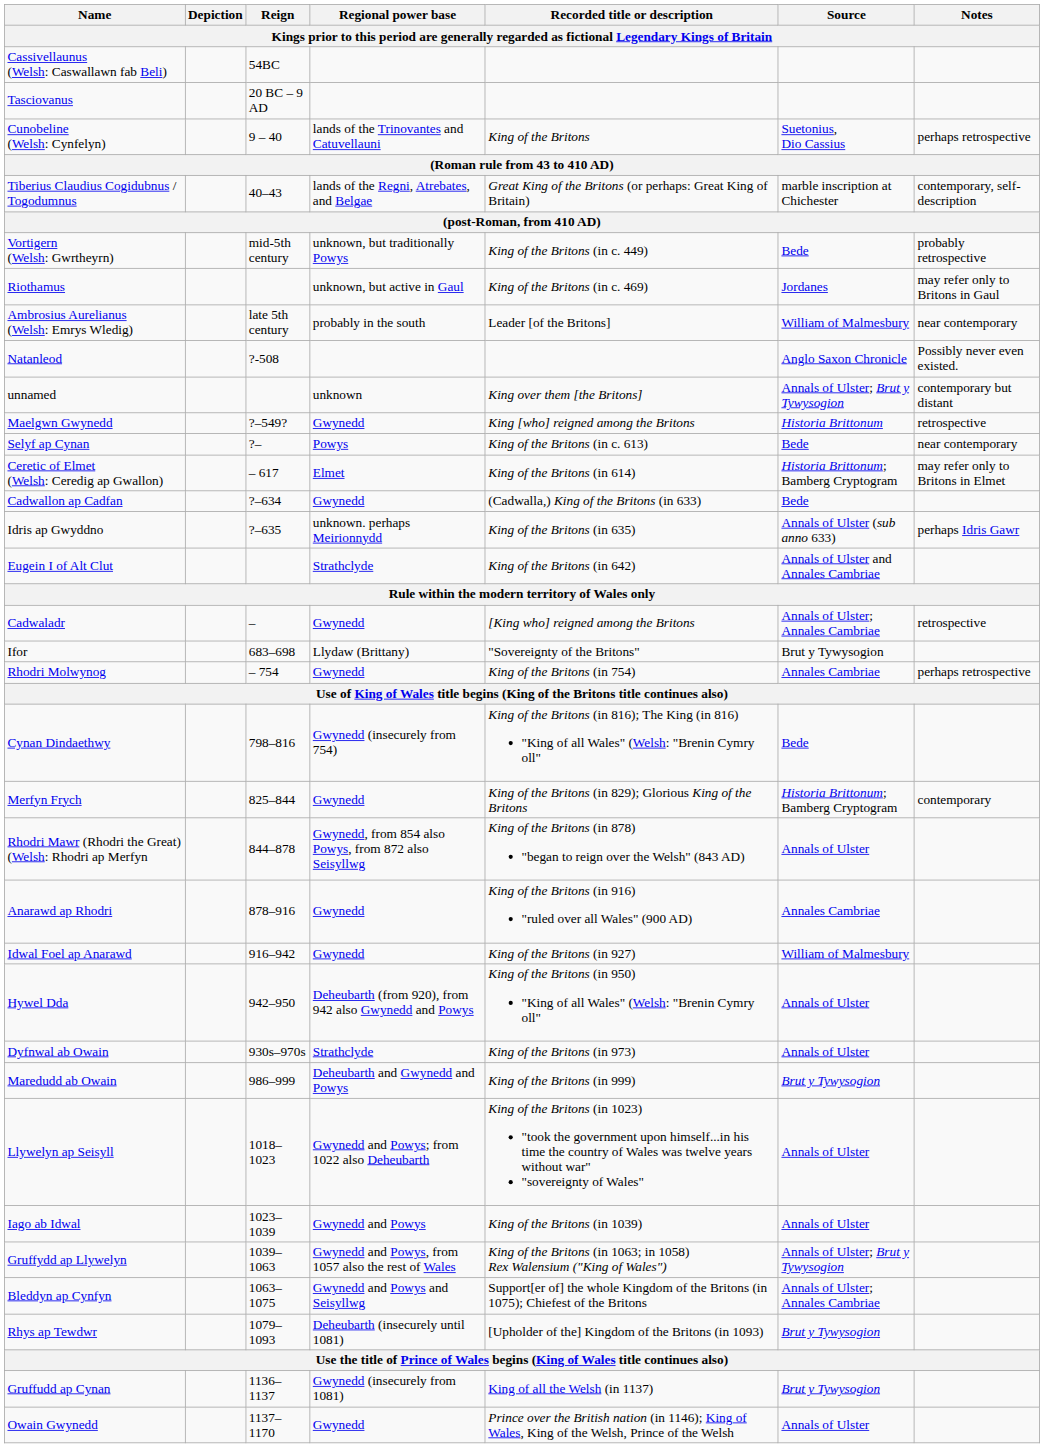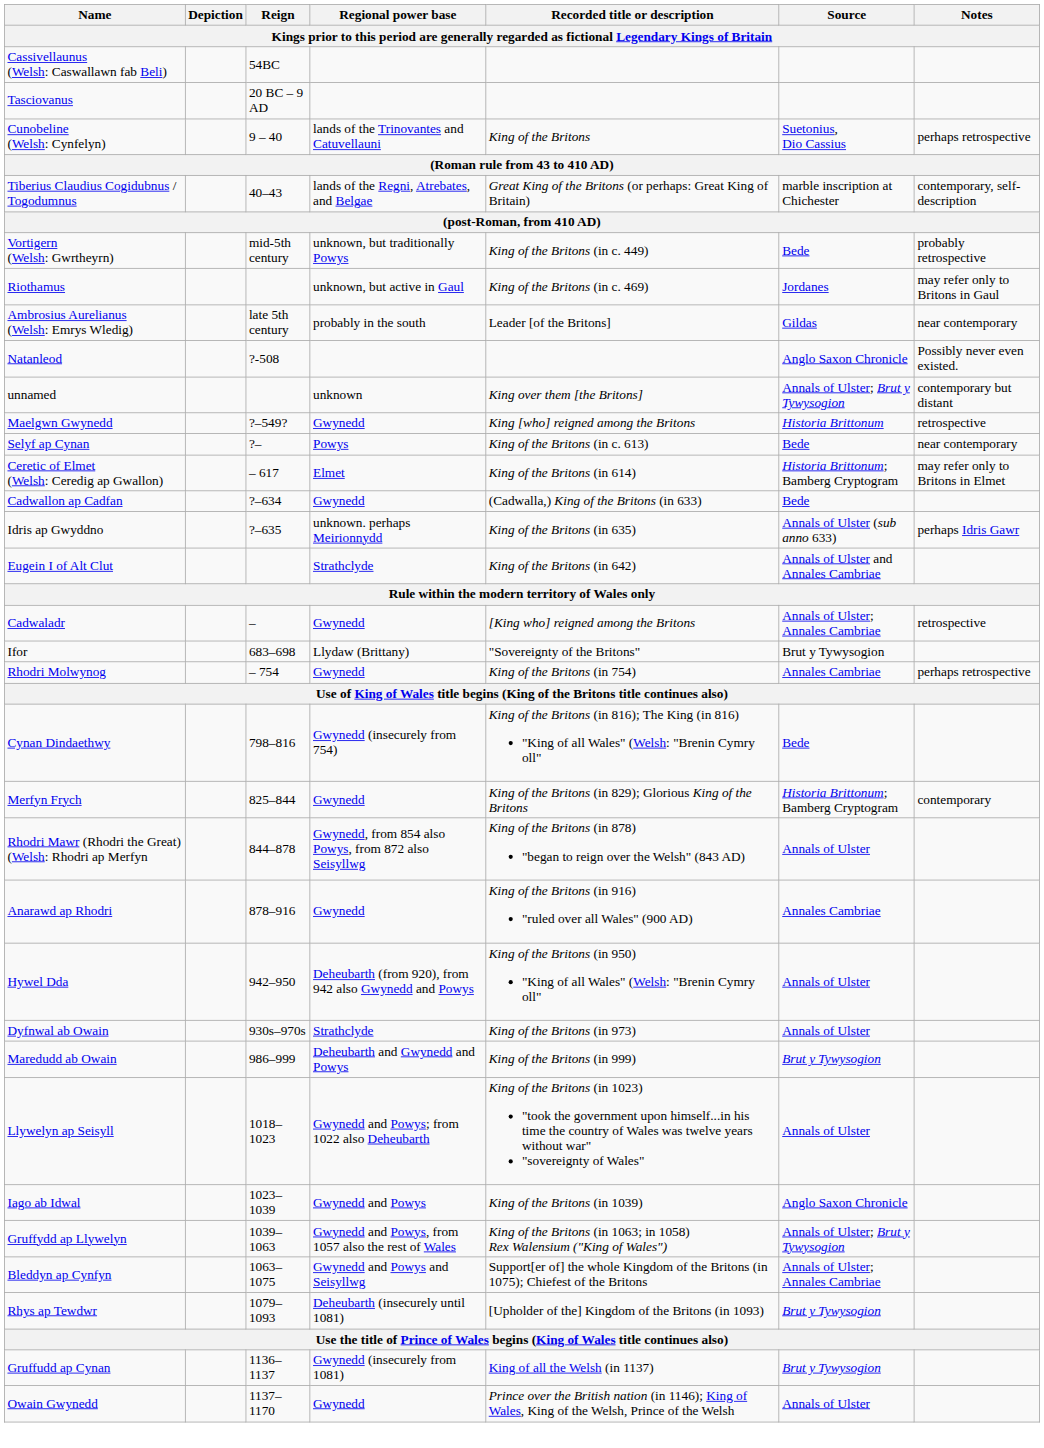(845, 322) William of Malmesbury -> (800, 322) Gildas
- row: (70, 953)
(825, 1223) Annals of Ulster -> (845, 1202) Anglo Saxon Chronicle
